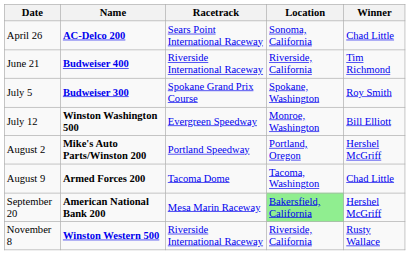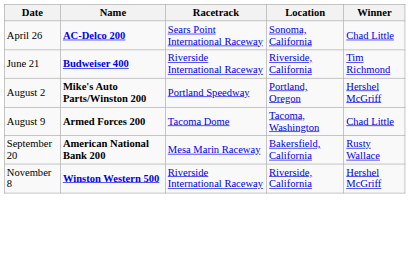- row: (20, 92)
- row: (22, 121)
(295, 207) lightgreen background -> (295, 150) no background
(364, 207) Hershel McGriff -> (363, 150) Rusty Wallace
(363, 235) Rusty Wallace -> (364, 178) Hershel McGriff
